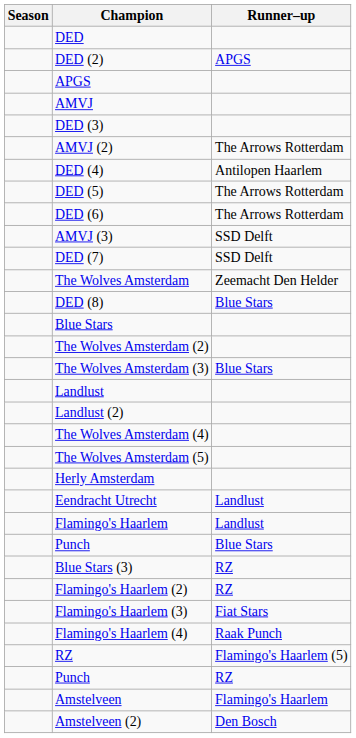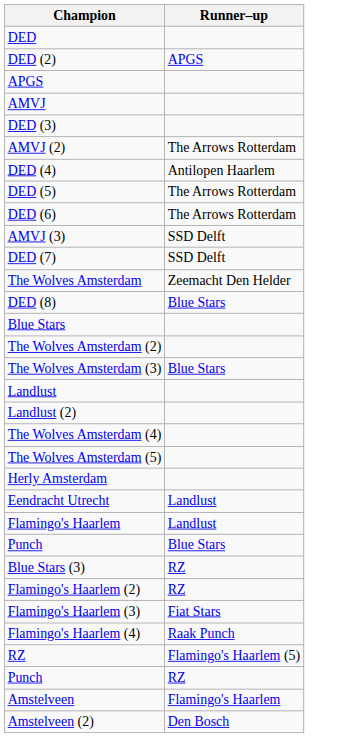- column: (28, 15)
